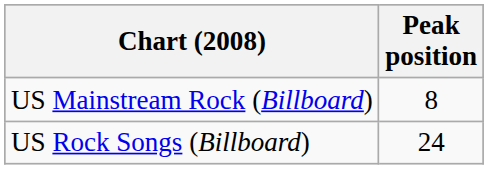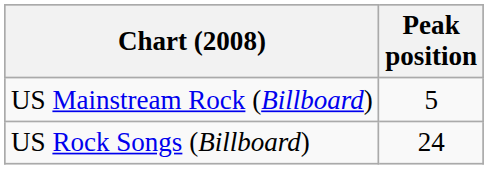(431, 99) 8 -> (431, 99) 5
